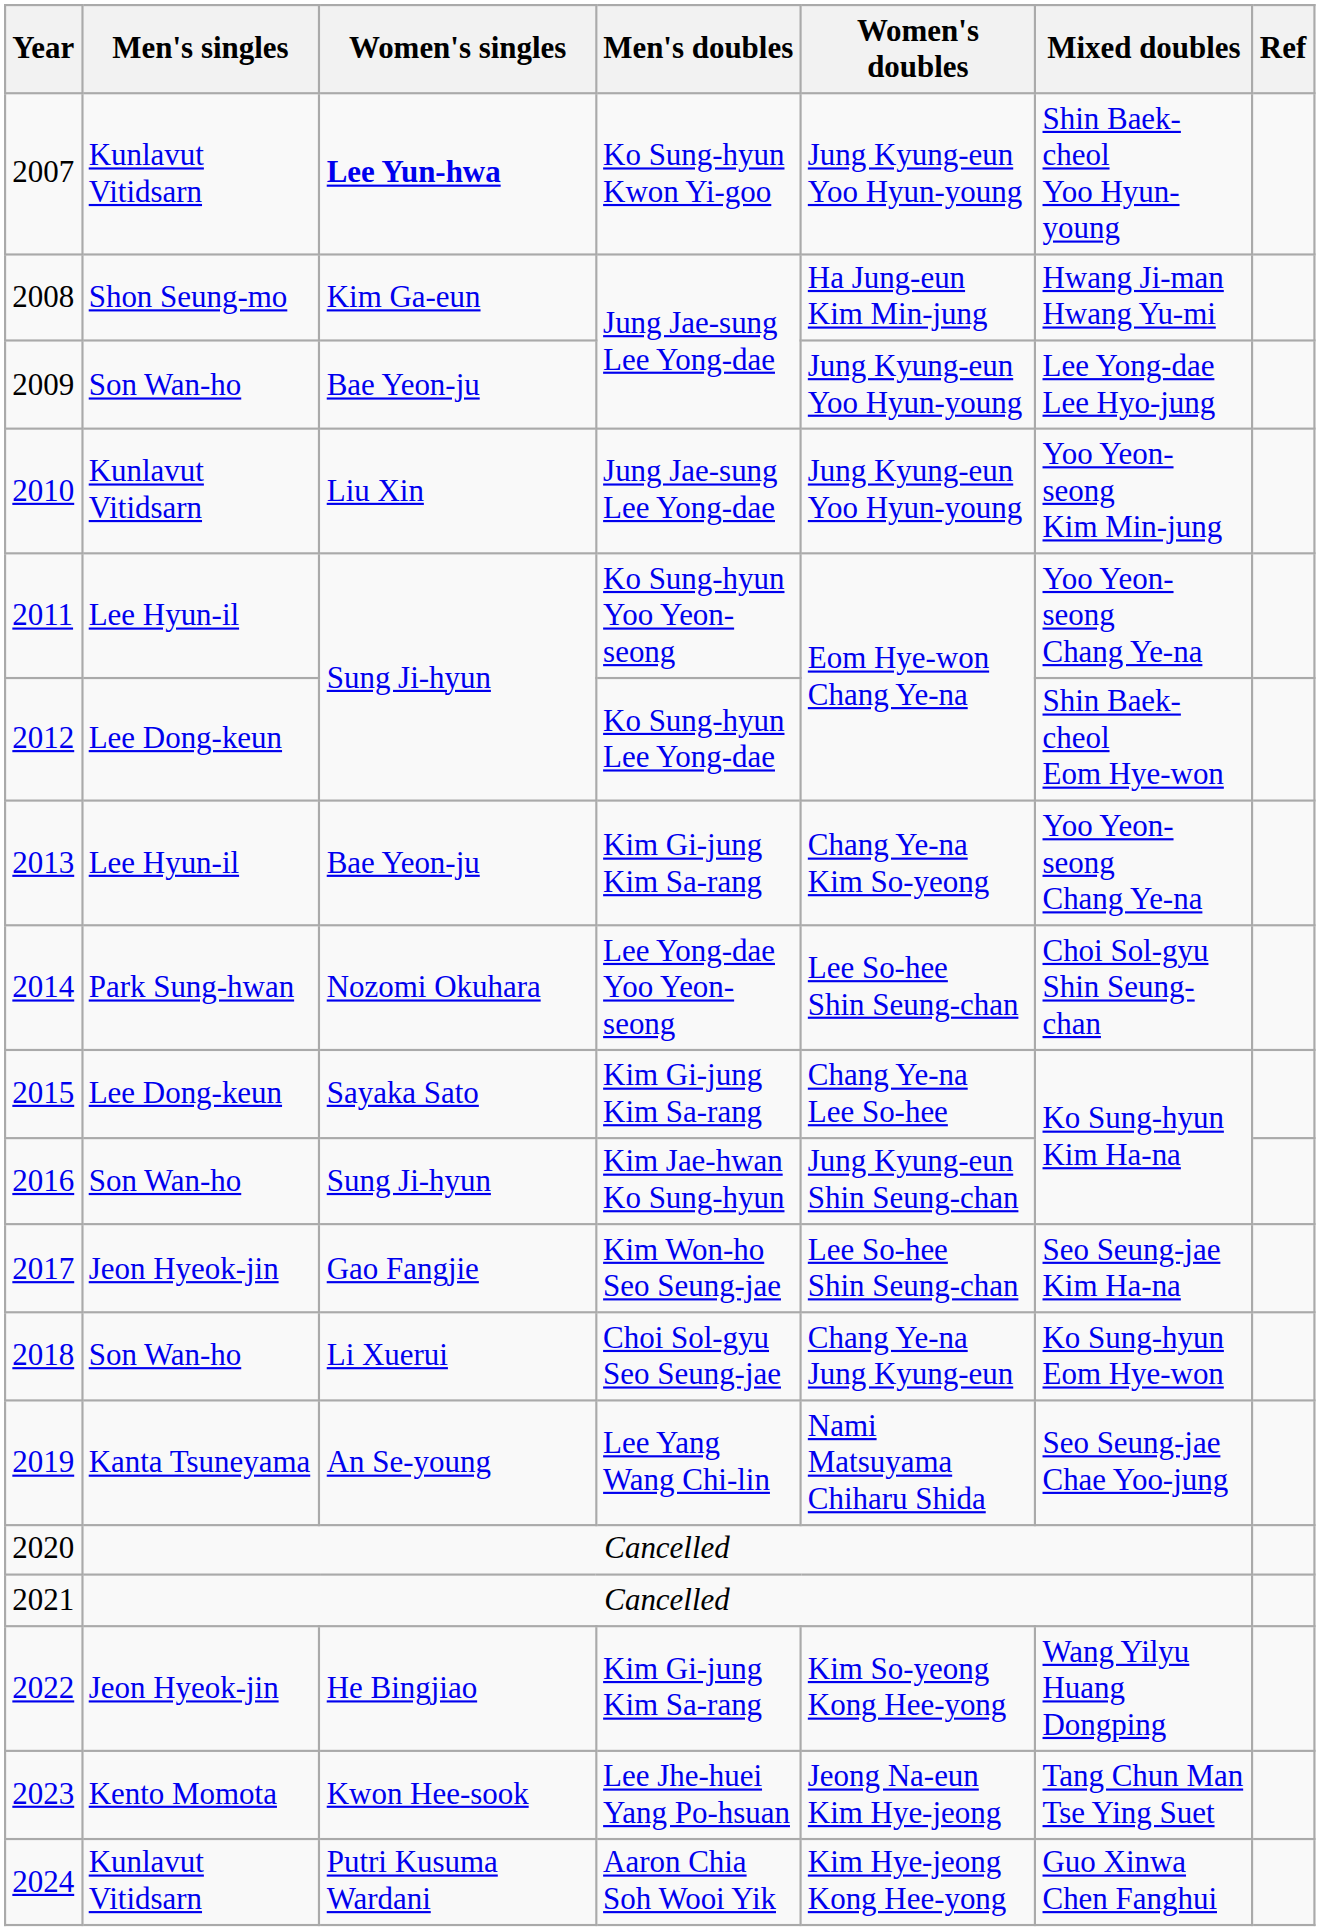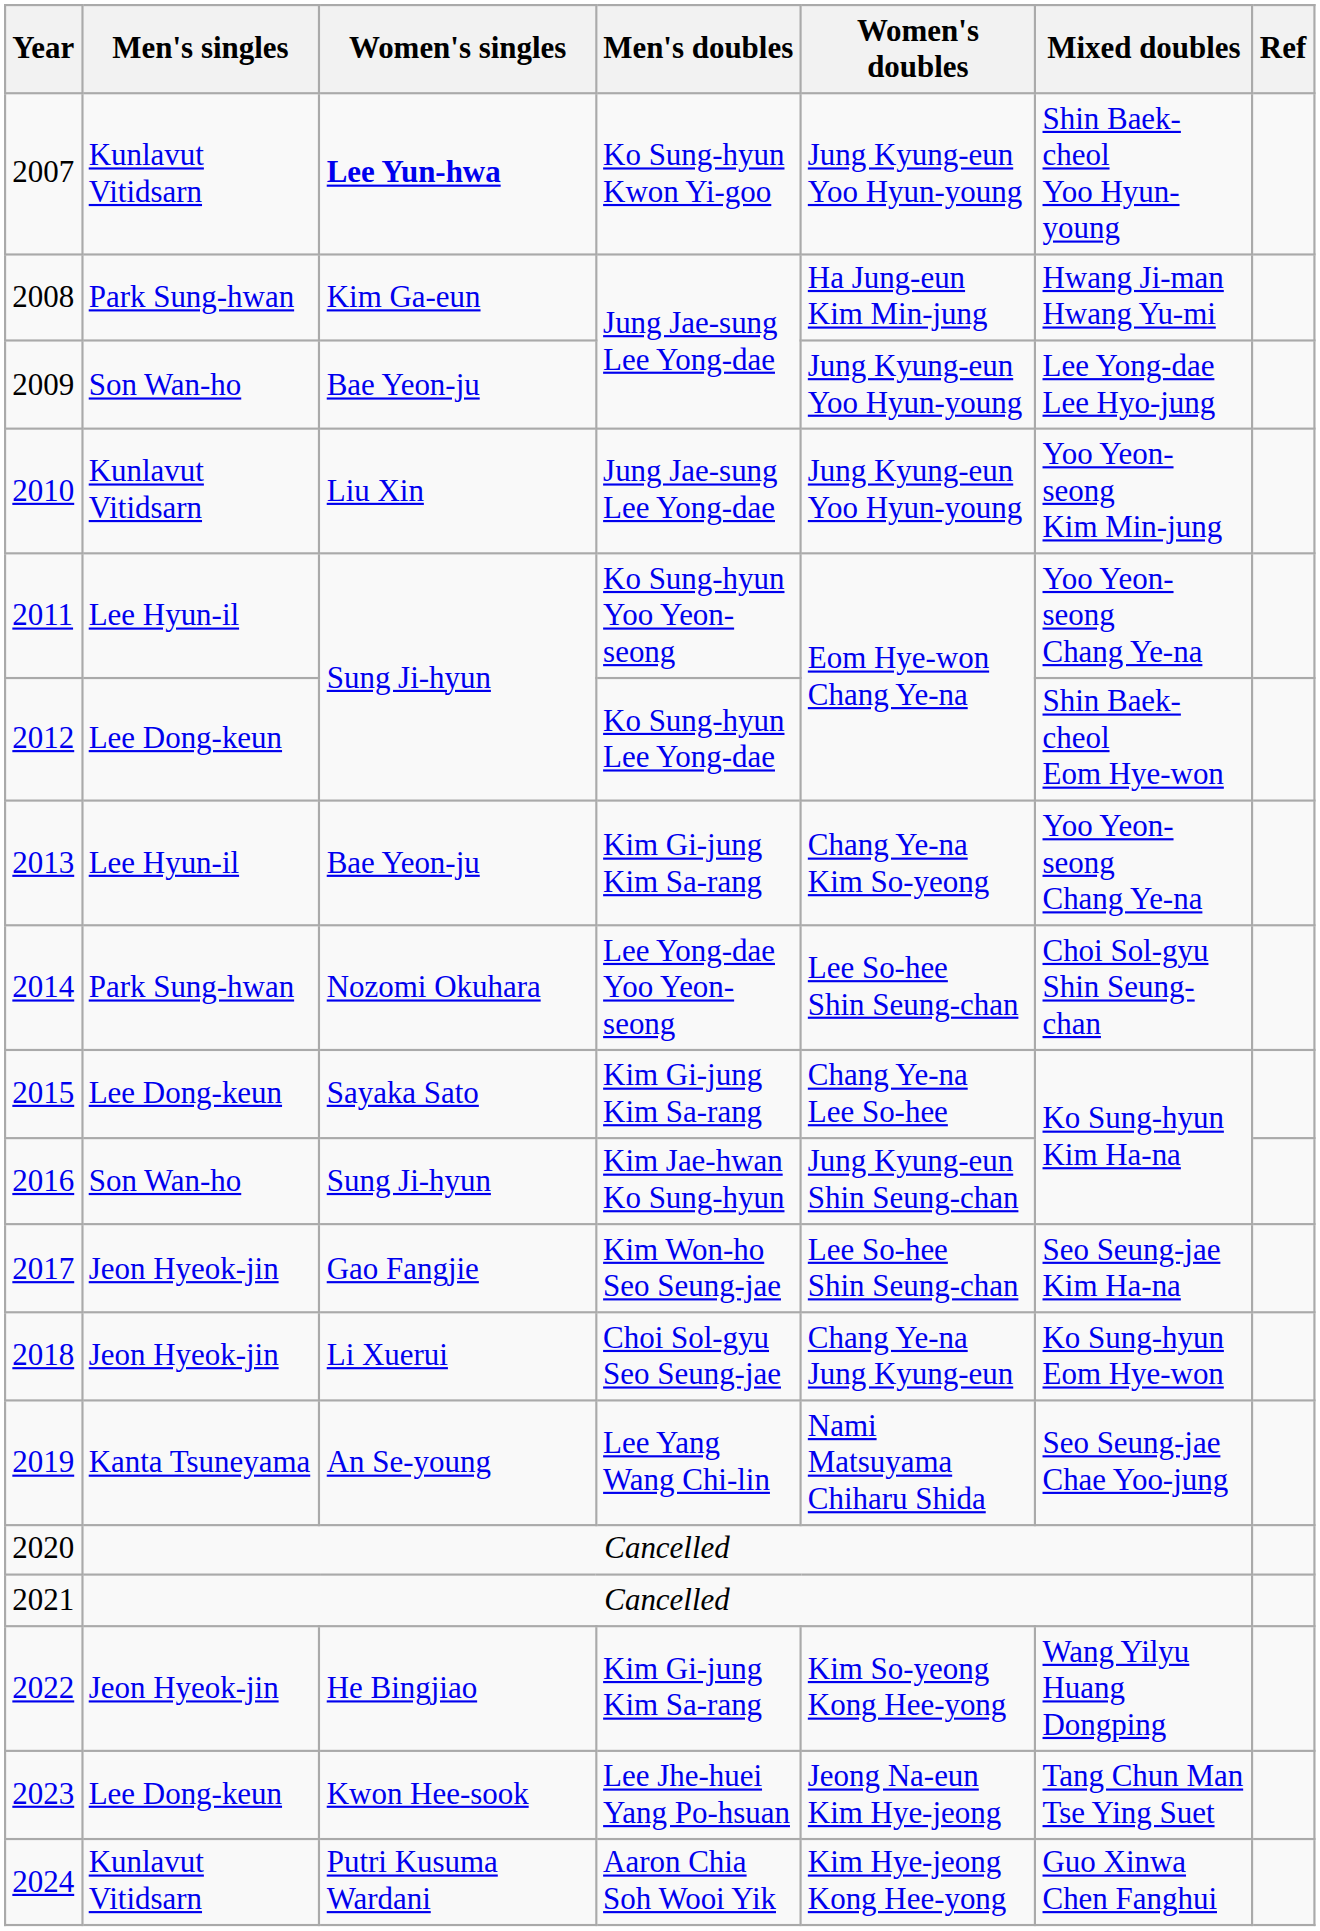(188, 297) Shon Seung-mo -> (191, 297) Park Sung-hwan
(165, 1355) Son Wan-ho -> (184, 1355) Jeon Hyeok-jin
(183, 1793) Kento Momota -> (185, 1793) Lee Dong-keun
